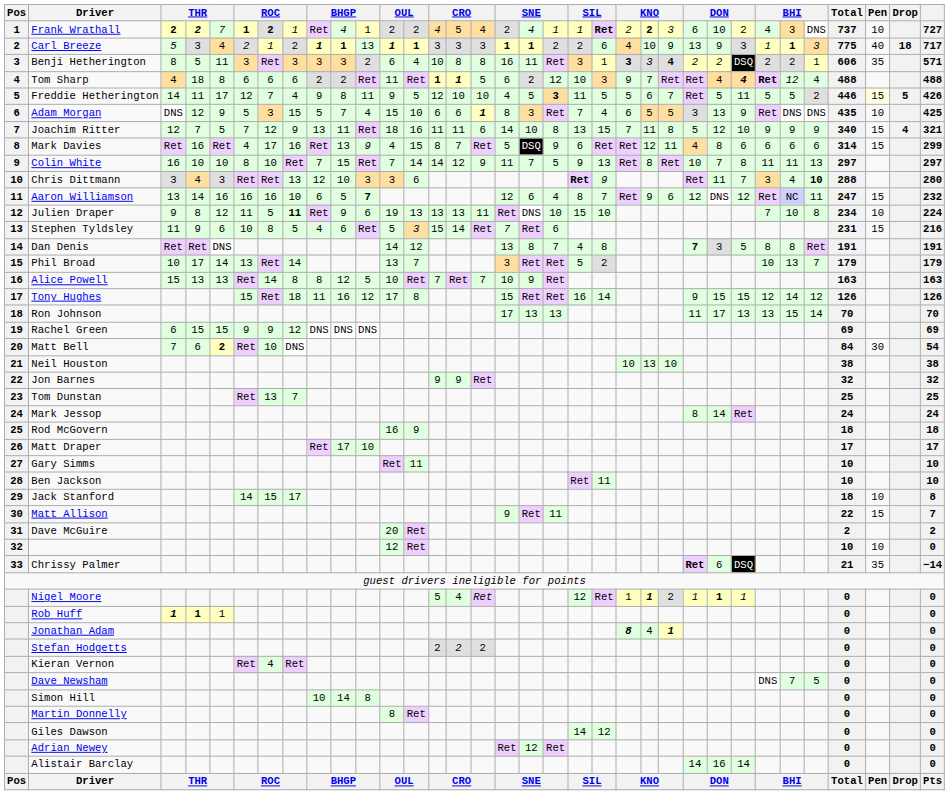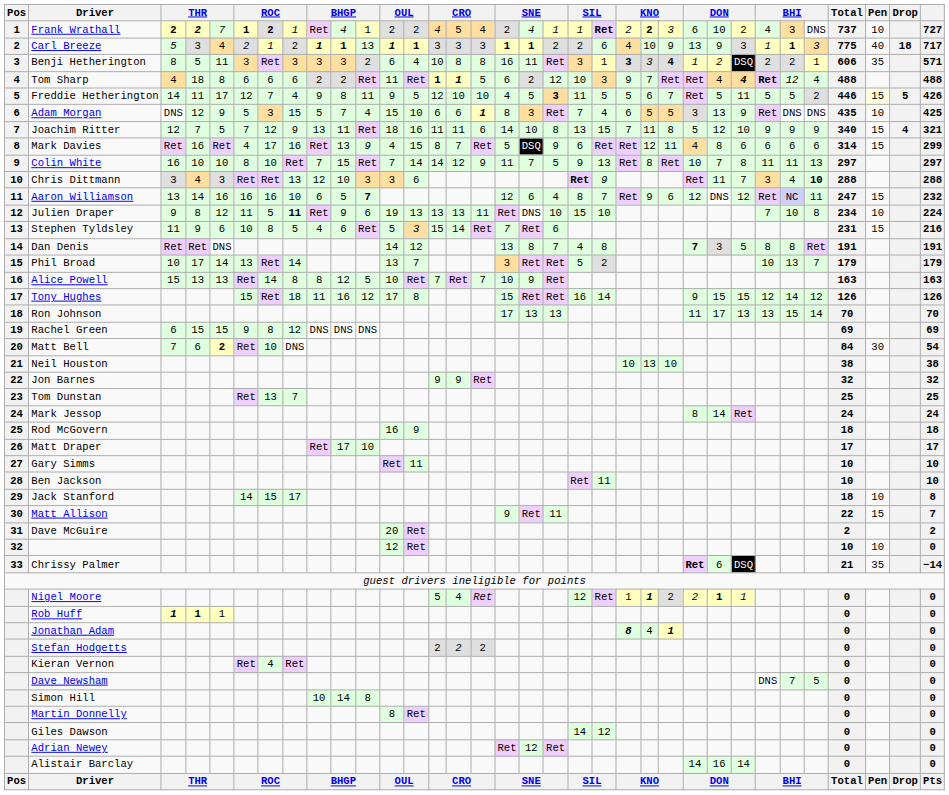(695, 63) 2 -> (695, 63) 1
(933, 180) 280 -> (933, 180) 288
(271, 330) 9 -> (271, 330) 8
(695, 598) 1 -> (695, 598) 2
